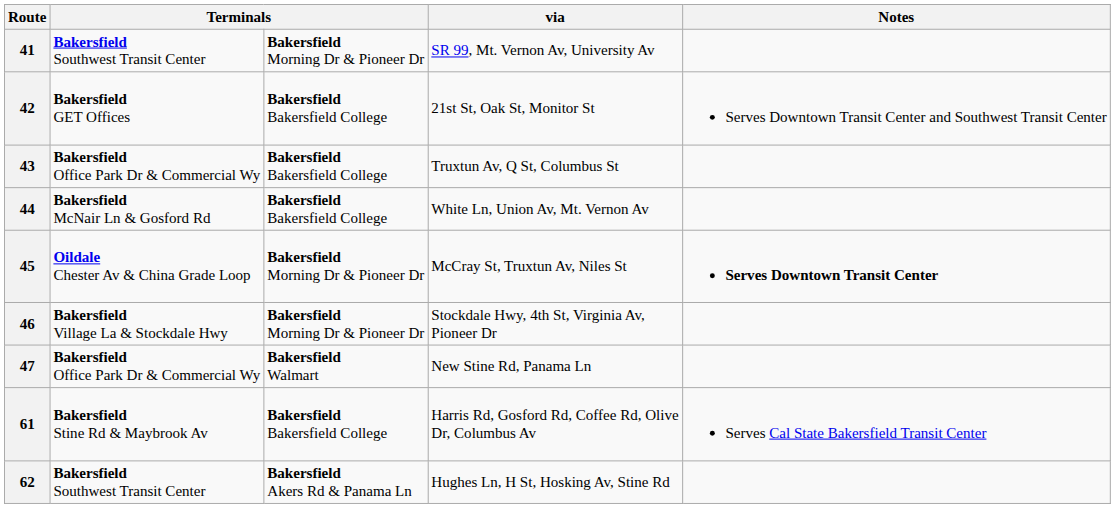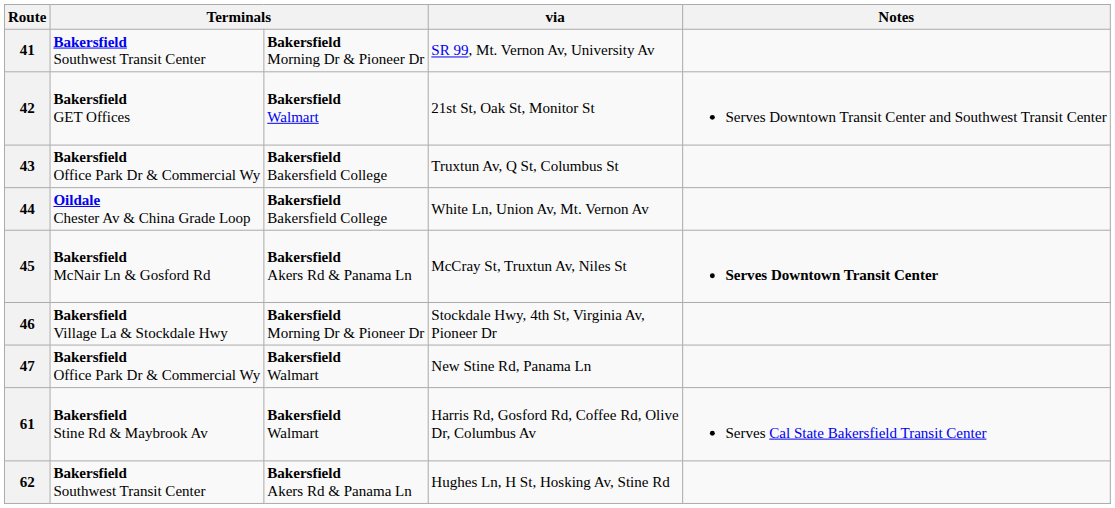(327, 108) Bakersfield Bakersfield College -> (304, 108) Bakersfield Walmart
(132, 208) Bakersfield McNair Ln & Gosford Rd -> (152, 208) Oildale Chester Av & China Grade Loop
(152, 266) Oildale Chester Av & China Grade Loop -> (132, 266) Bakersfield McNair Ln & Gosford Rd
(346, 266) Bakersfield Morning Dr & Pioneer Dr -> (340, 266) Bakersfield Akers Rd & Panama Ln
(327, 424) Bakersfield Bakersfield College -> (304, 424) Bakersfield Walmart
